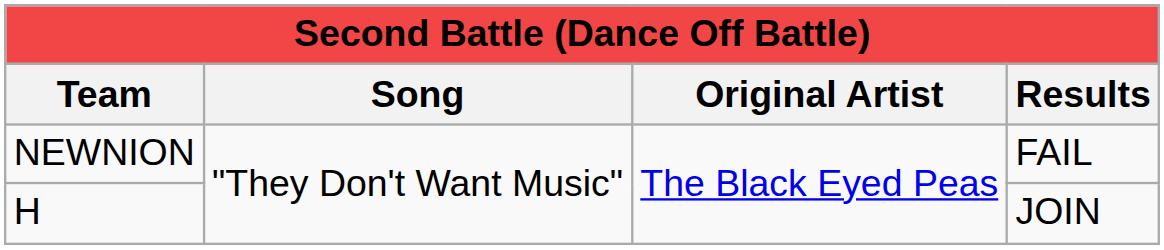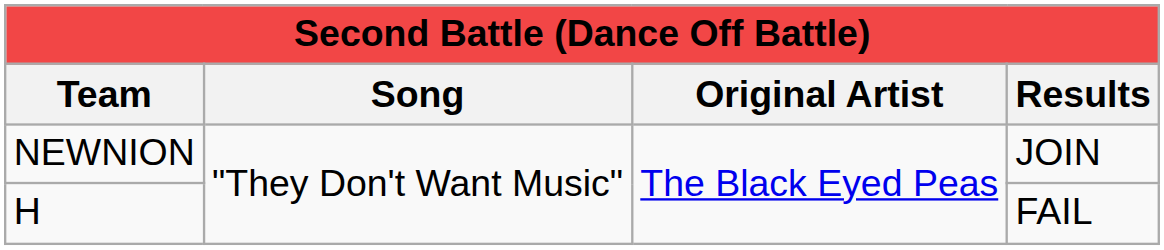(1054, 152) FAIL -> (1058, 152) JOIN
(1058, 212) JOIN -> (1054, 212) FAIL
